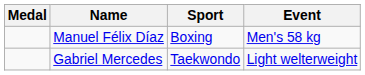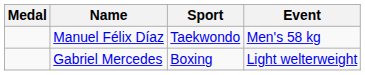(191, 37) Boxing -> (205, 37) Taekwondo
(205, 59) Taekwondo -> (191, 59) Boxing
